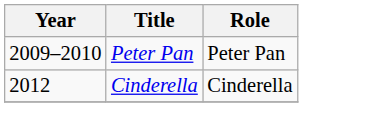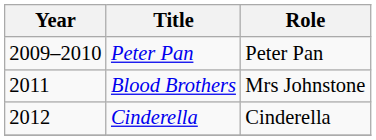+ row: (173, 85)
